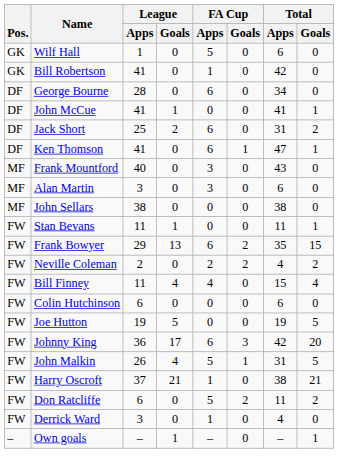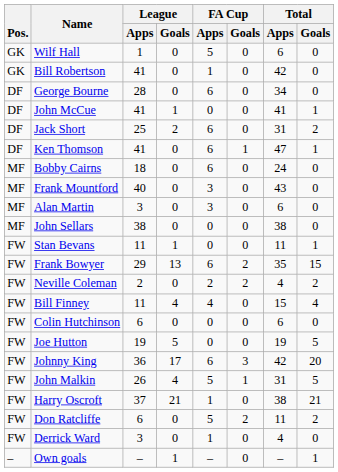+ row: (68, 168)
